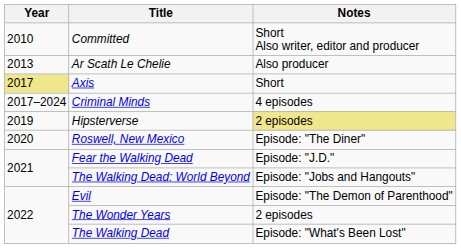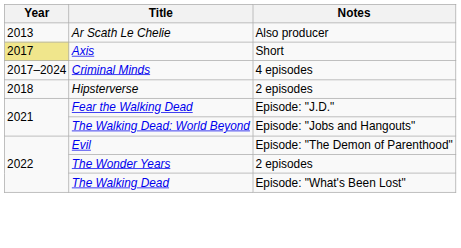- row: (100, 39)
(20, 121) 2019 -> (20, 88) 2018
(284, 121) khaki background -> (284, 88) no background
- row: (128, 139)
